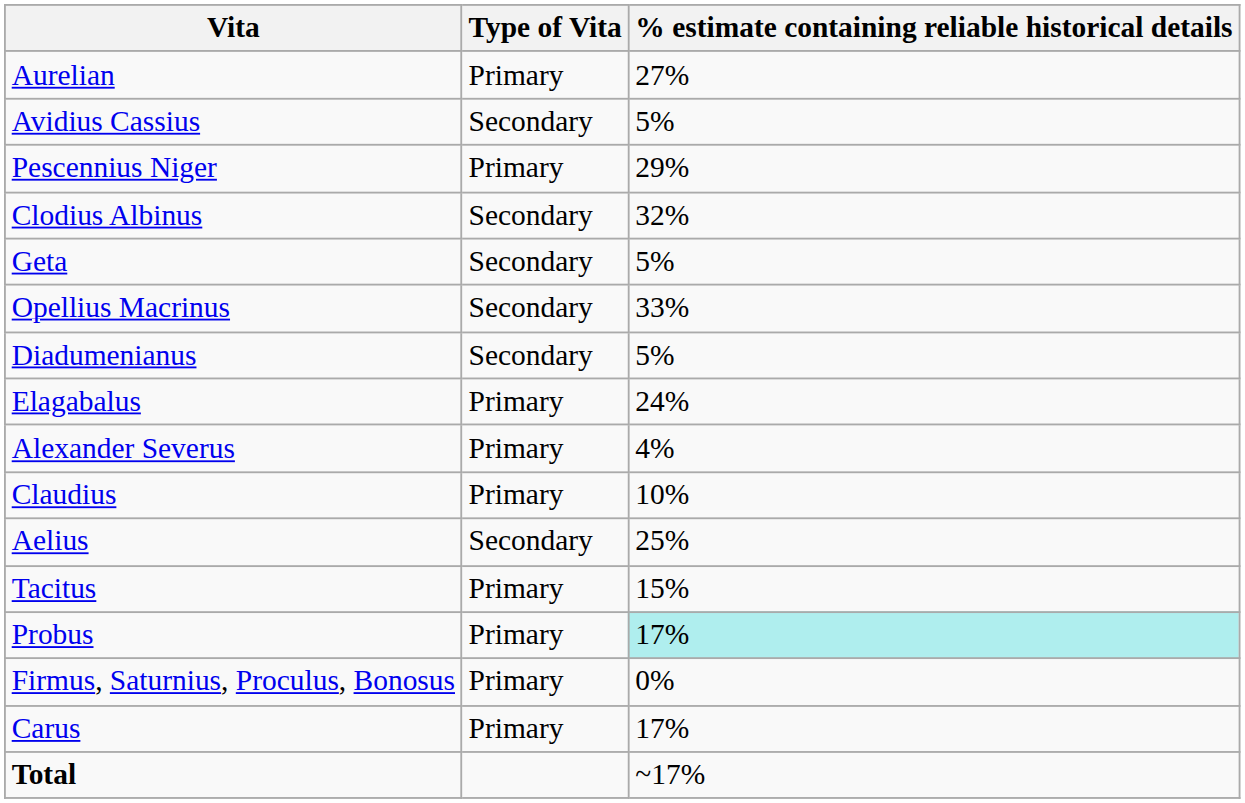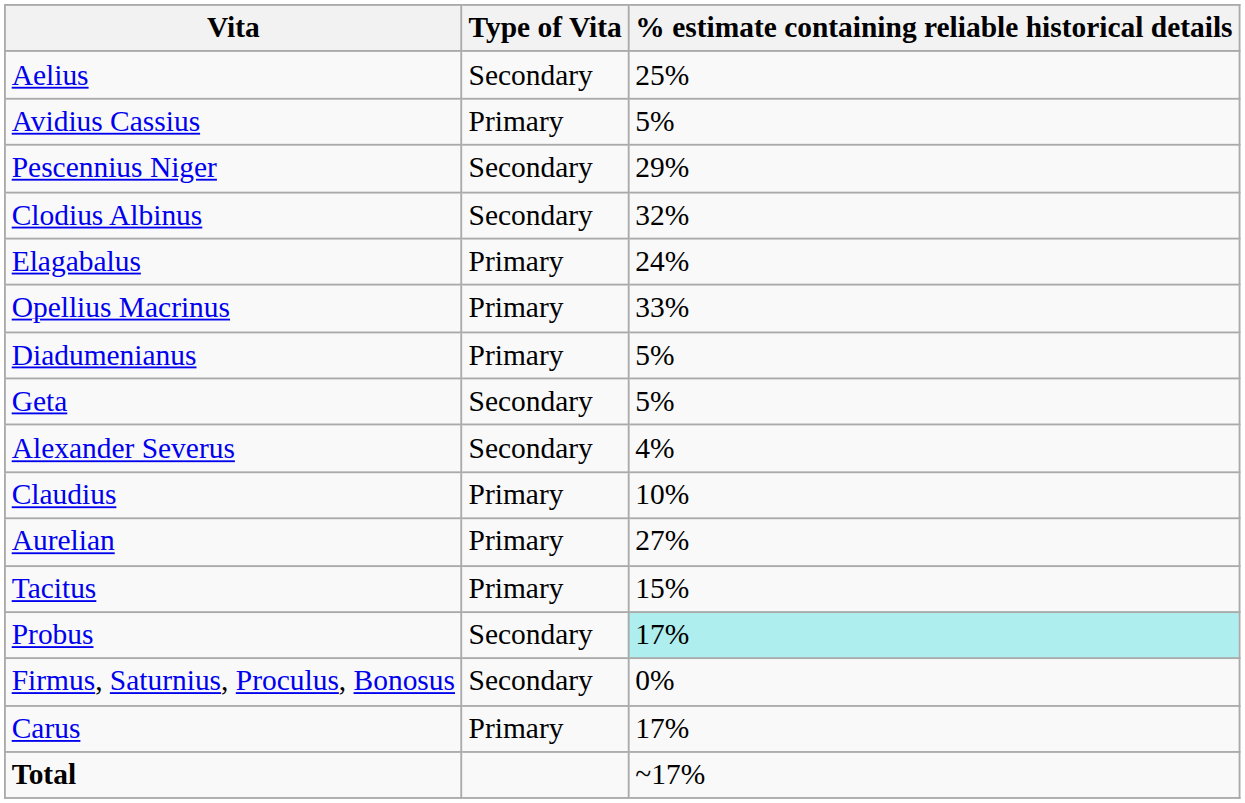rows swapped: (50, 541) <-> (63, 74)
(531, 121) Secondary -> (516, 121) Primary
(516, 167) Primary -> (531, 167) Secondary
rows swapped: (39, 261) <-> (76, 401)
(531, 307) Secondary -> (516, 307) Primary
(531, 354) Secondary -> (516, 354) Primary
(516, 448) Primary -> (531, 448) Secondary
(516, 634) Primary -> (531, 634) Secondary
(516, 681) Primary -> (531, 681) Secondary
